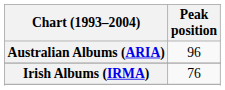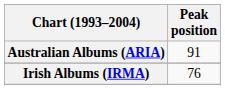(194, 52) 96 -> (194, 52) 91
